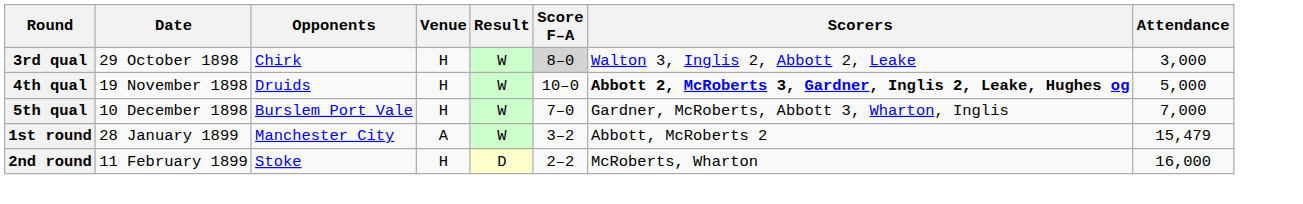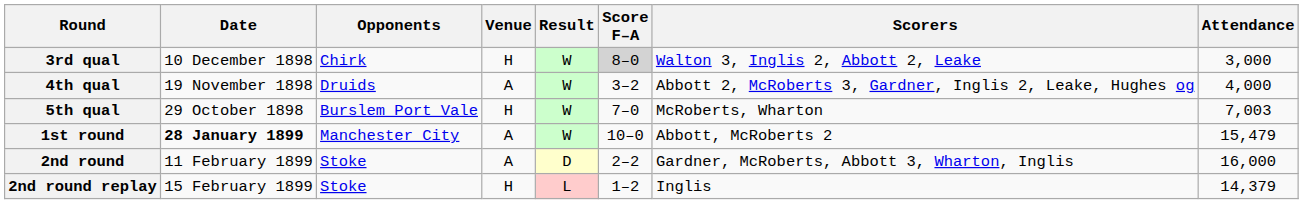(169, 60) 29 October 1898 -> (238, 60) 10 December 1898
(444, 85) H -> (508, 85) A
(560, 85) 10–0 -> (625, 85) 3–2
(860, 85) bold -> (925, 85) normal
(1183, 85) 5,000 -> (1248, 85) 4,000
(173, 111) 10 December 1898 -> (234, 111) 29 October 1898
(800, 111) Gardner, McRoberts, Abbott 3, Wharton, Inglis -> (739, 111) McRoberts, Wharton
(1183, 111) 7,000 -> (1248, 111) 7,003
(169, 136) normal -> (234, 136) bold
(560, 136) 3–2 -> (625, 136) 10–0
(444, 161) H -> (508, 161) A
(675, 161) McRoberts, Wharton -> (865, 161) Gardner, McRoberts, Abbott 3, Wharton, Inglis
+ row: (83, 186)
